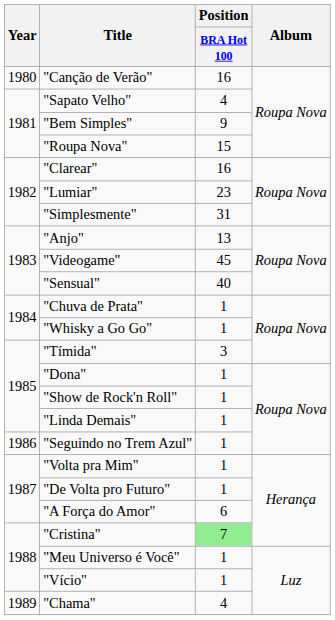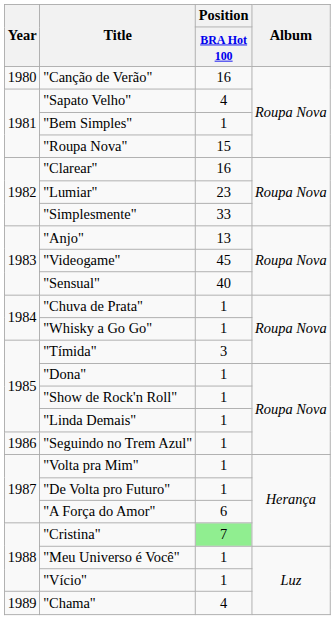(224, 123) 9 -> (224, 123) 1
(224, 214) 31 -> (224, 214) 33
